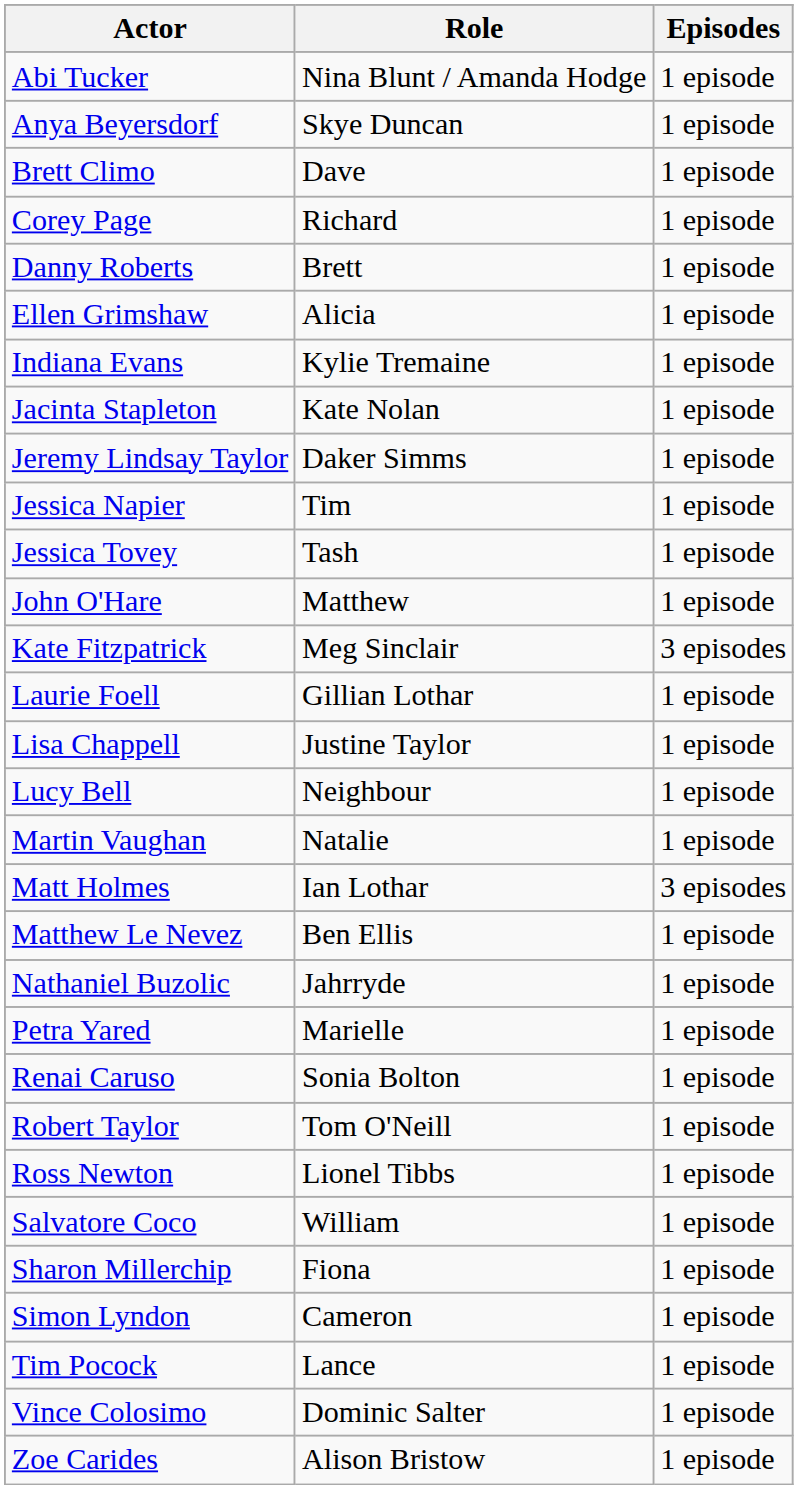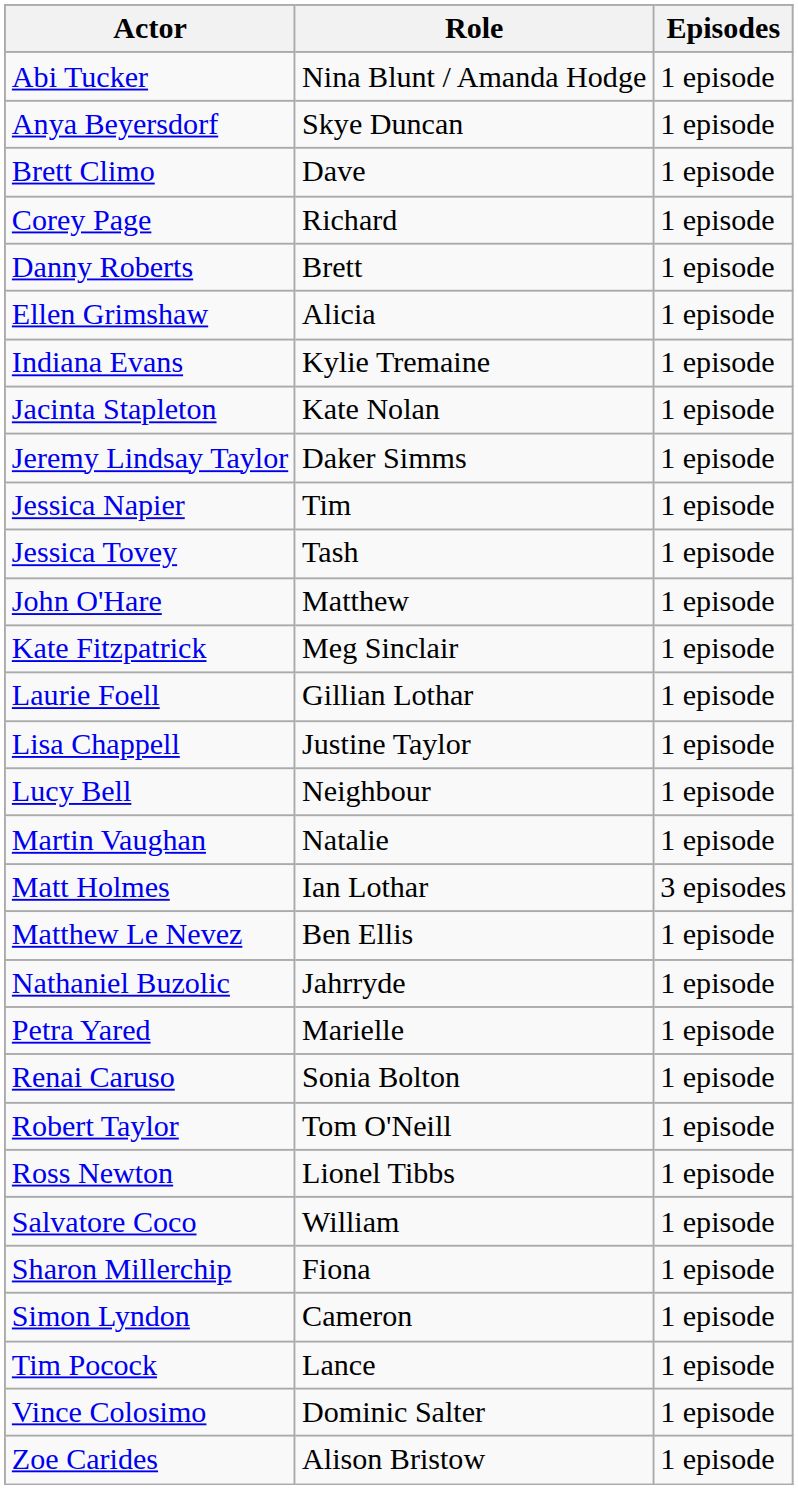(723, 648) 3 episodes -> (717, 648) 1 episode
